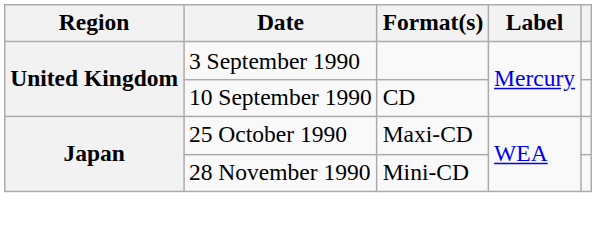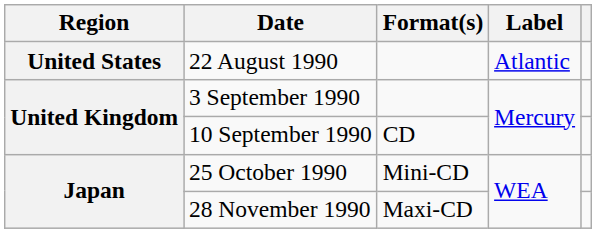+ row: (263, 60)
(428, 135) Maxi-CD -> (426, 172) Mini-CD
(426, 172) Mini-CD -> (428, 209) Maxi-CD
